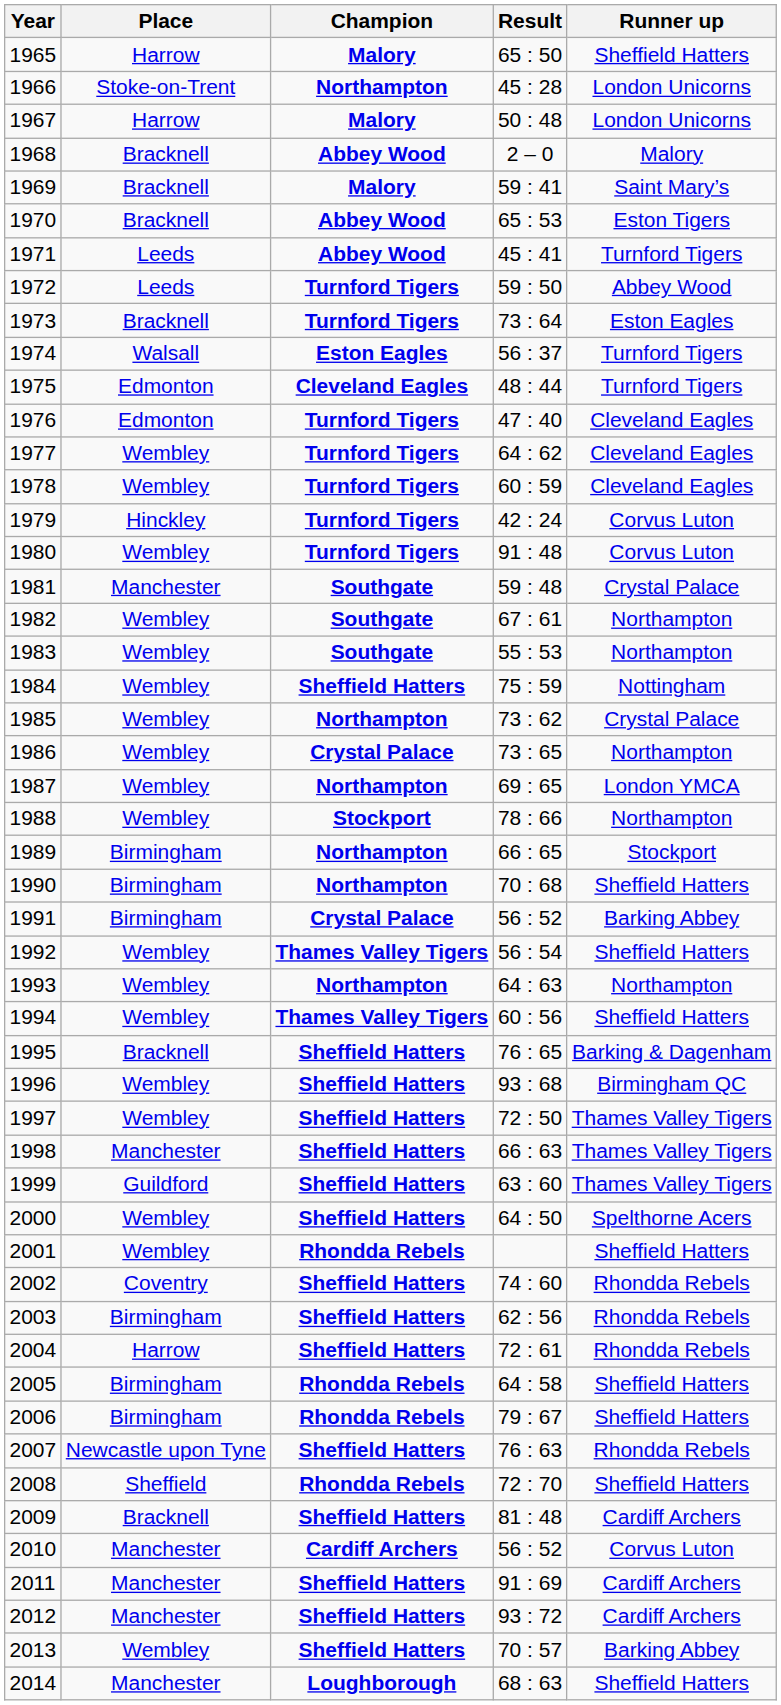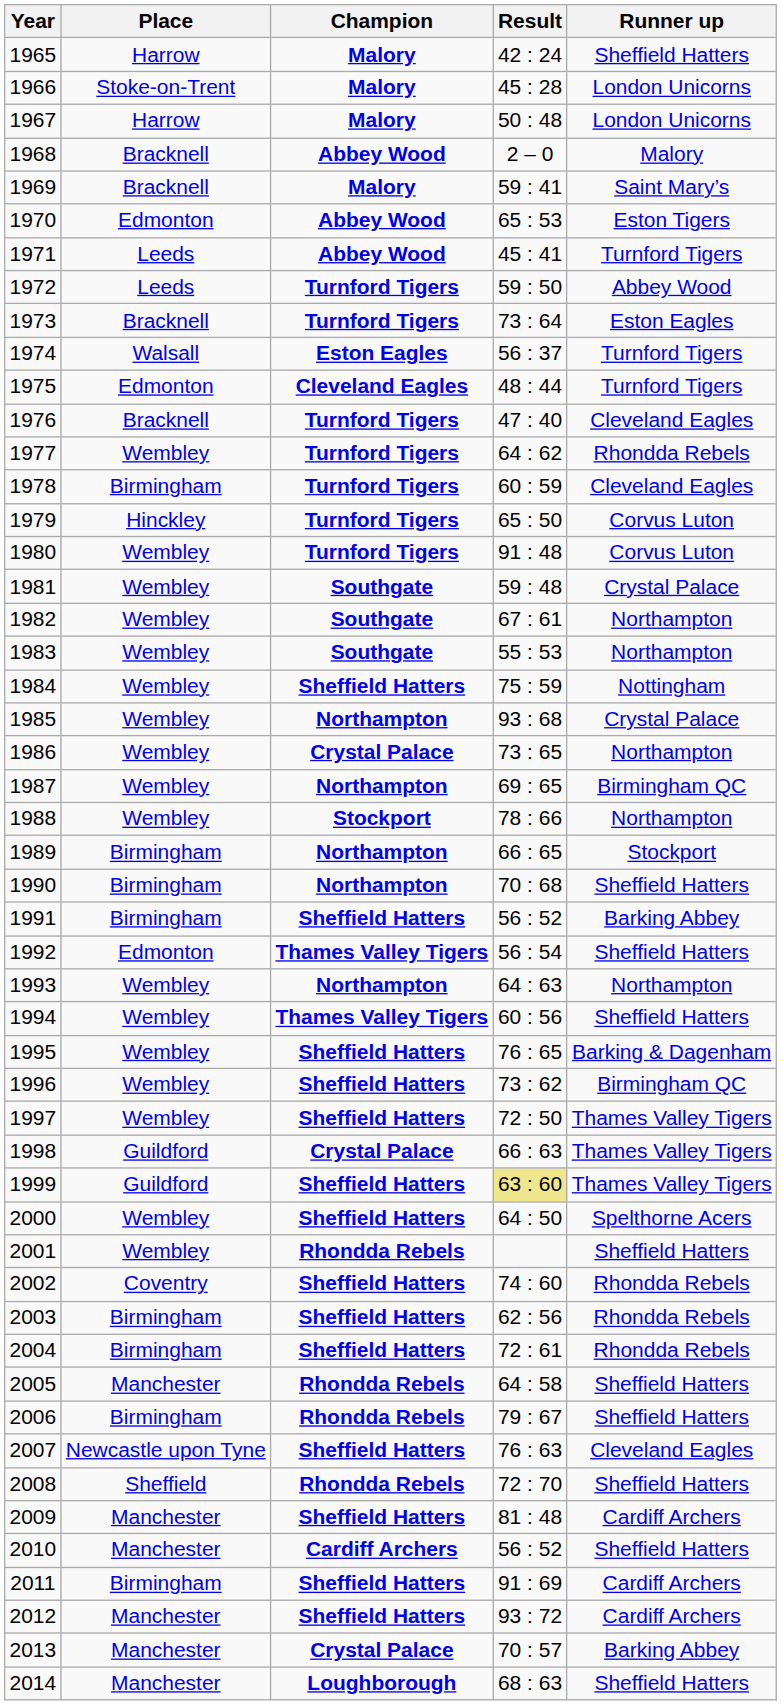(530, 54) 65 : 50 -> (530, 54) 42 : 24
(382, 87) Northampton -> (382, 87) Malory
(166, 220) Bracknell -> (166, 220) Edmonton
(166, 420) Edmonton -> (166, 420) Bracknell
(672, 453) Cleveland Eagles -> (672, 453) Rhondda Rebels
(166, 486) Wembley -> (166, 486) Birmingham
(530, 519) 42 : 24 -> (530, 519) 65 : 50
(166, 586) Manchester -> (166, 586) Wembley
(530, 719) 73 : 62 -> (530, 719) 93 : 68
(672, 785) London YMCA -> (672, 785) Birmingham QC
(382, 918) Crystal Palace -> (382, 918) Sheffield Hatters
(166, 951) Wembley -> (166, 951) Edmonton
(166, 1051) Bracknell -> (166, 1051) Wembley
(530, 1084) 93 : 68 -> (530, 1084) 73 : 62
(166, 1151) Manchester -> (166, 1151) Guildford
(382, 1151) Sheffield Hatters -> (382, 1151) Crystal Palace
(530, 1184) no background -> (530, 1184) khaki background
(166, 1350) Harrow -> (166, 1350) Birmingham
(166, 1384) Birmingham -> (166, 1384) Manchester
(672, 1450) Rhondda Rebels -> (672, 1450) Cleveland Eagles
(166, 1516) Bracknell -> (166, 1516) Manchester
(672, 1550) Corvus Luton -> (672, 1550) Sheffield Hatters
(166, 1583) Manchester -> (166, 1583) Birmingham
(166, 1649) Wembley -> (166, 1649) Manchester
(382, 1649) Sheffield Hatters -> (382, 1649) Crystal Palace
